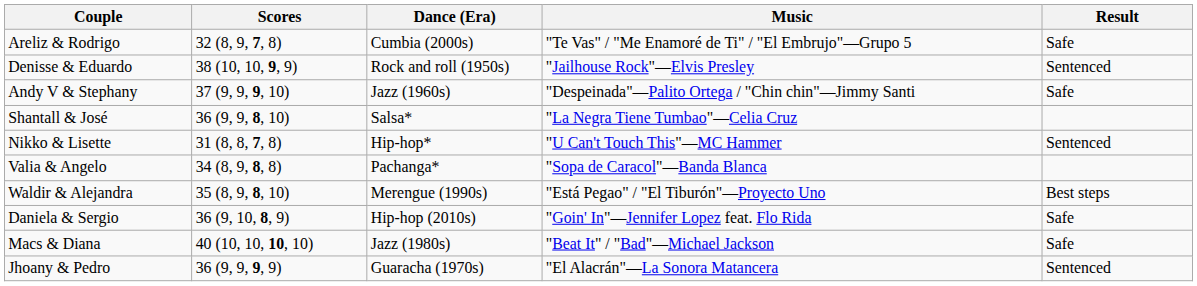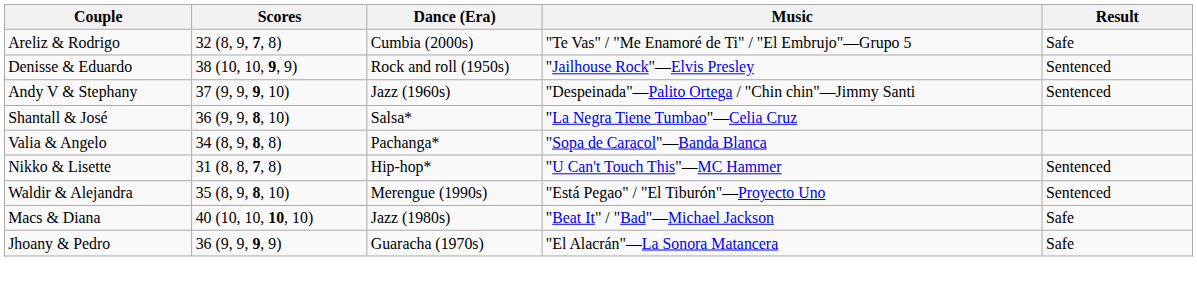(1060, 92) Safe -> (1078, 92) Sentenced
rows swapped: (57, 167) <-> (60, 142)
(1078, 192) Best steps -> (1078, 192) Sentenced
- row: (63, 218)
(1078, 268) Sentenced -> (1060, 243) Safe
